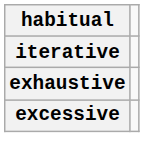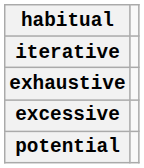+ row: (67, 147)
